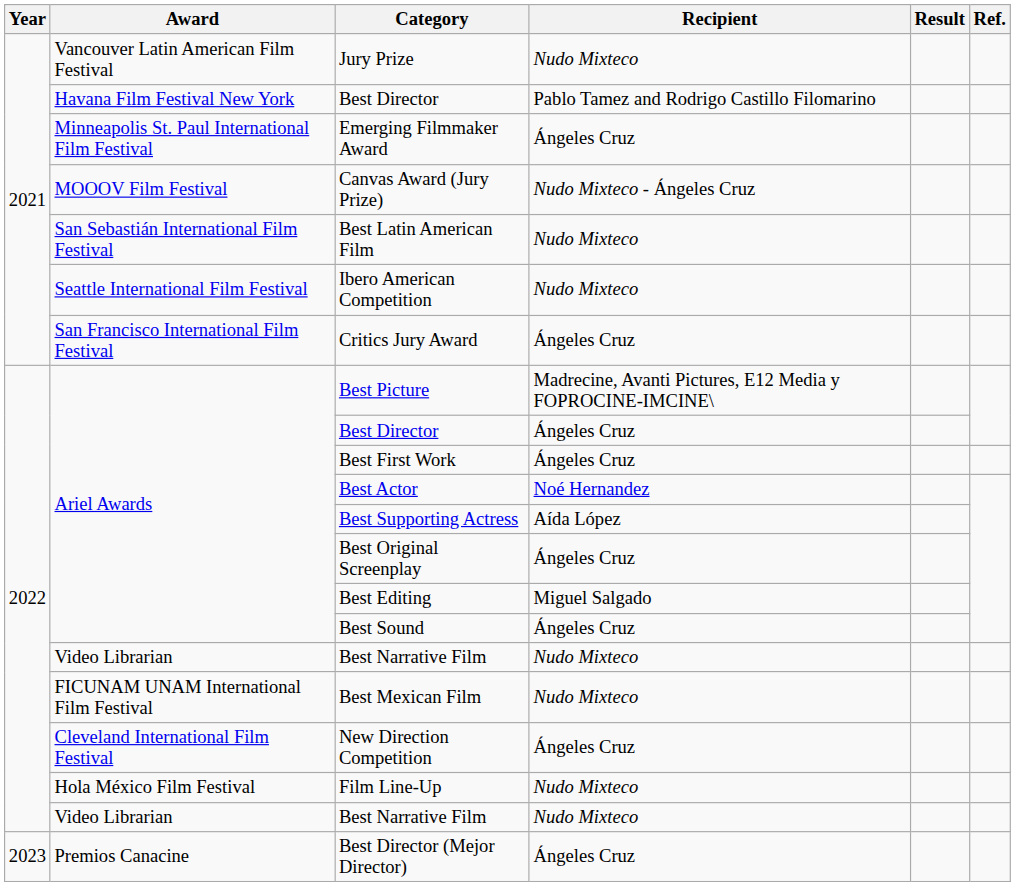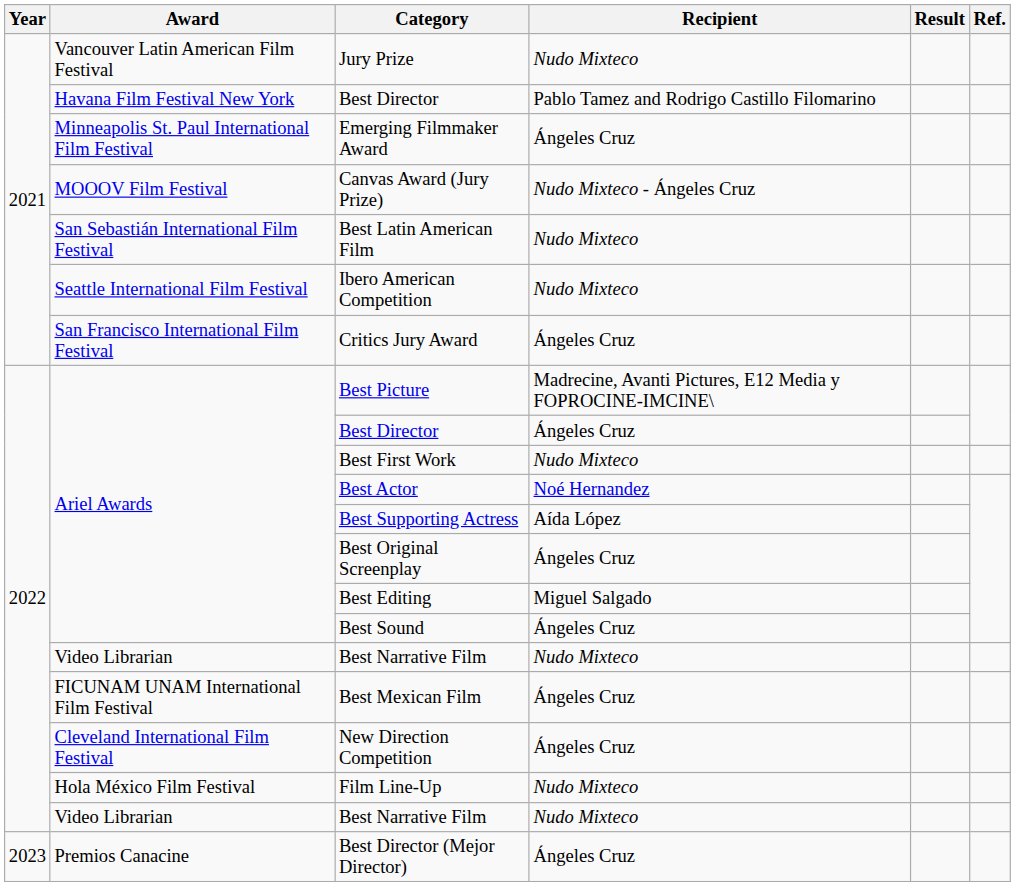(584, 459) Ángeles Cruz -> (586, 459) Nudo Mixteco
(586, 697) Nudo Mixteco -> (584, 697) Ángeles Cruz
